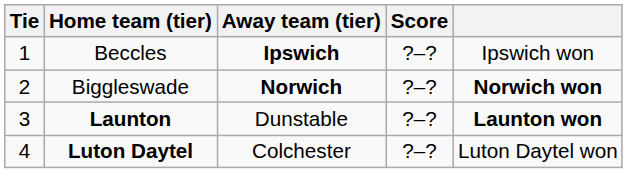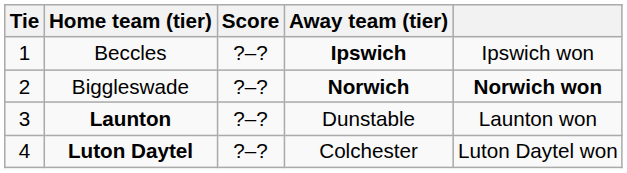columns swapped: (420, 21) <-> (301, 21)
(538, 118) bold -> (538, 118) normal
